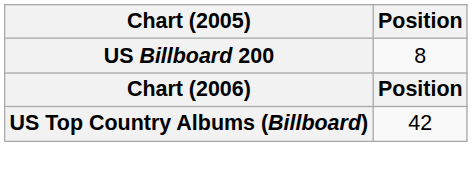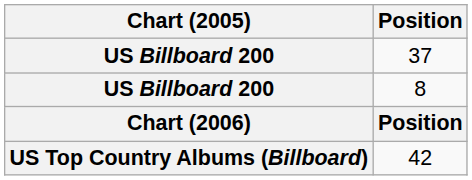+ row: (420, 55)
